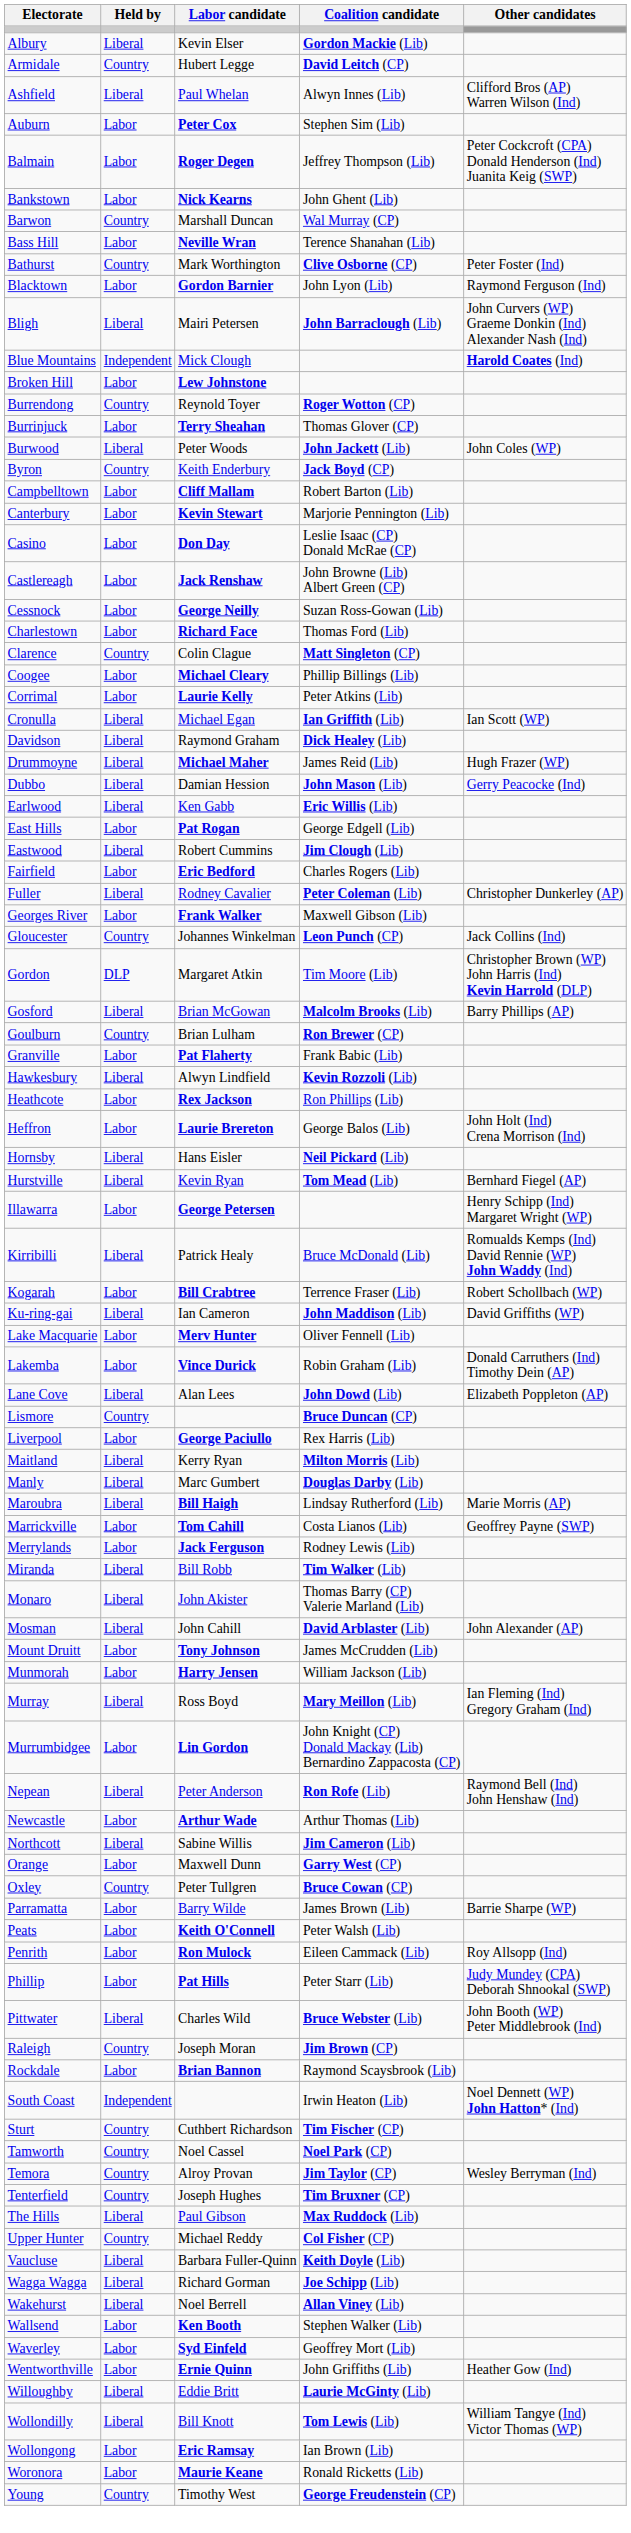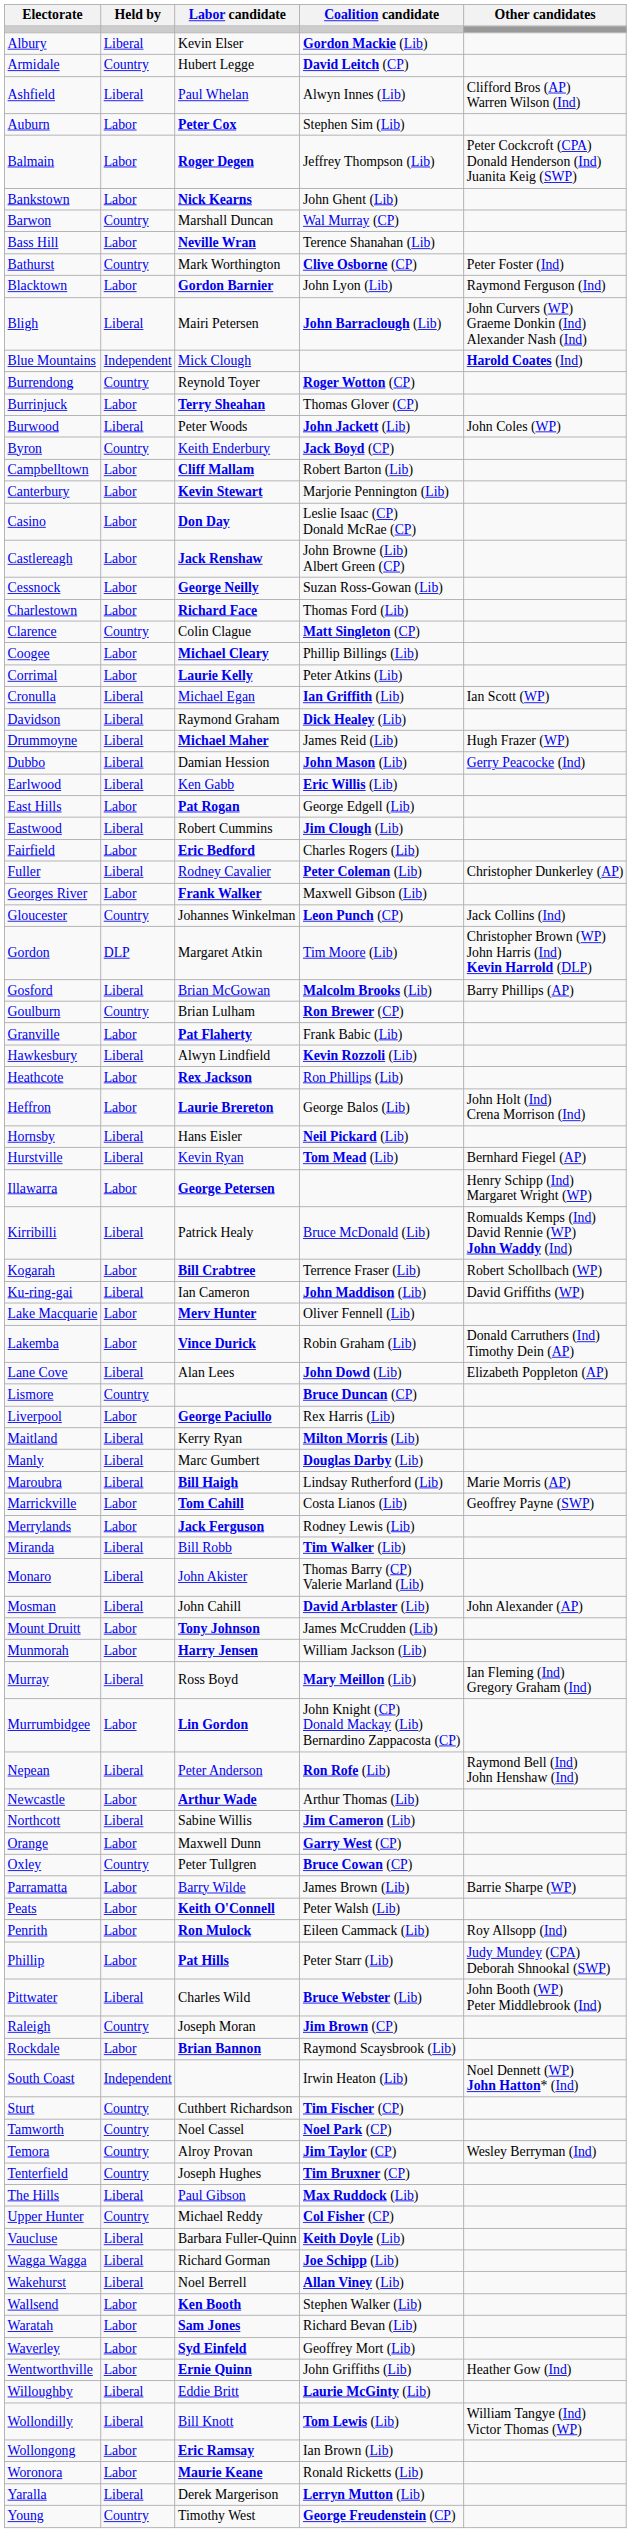- row: (40, 382)
+ row: (30, 2326)
+ row: (27, 2494)
